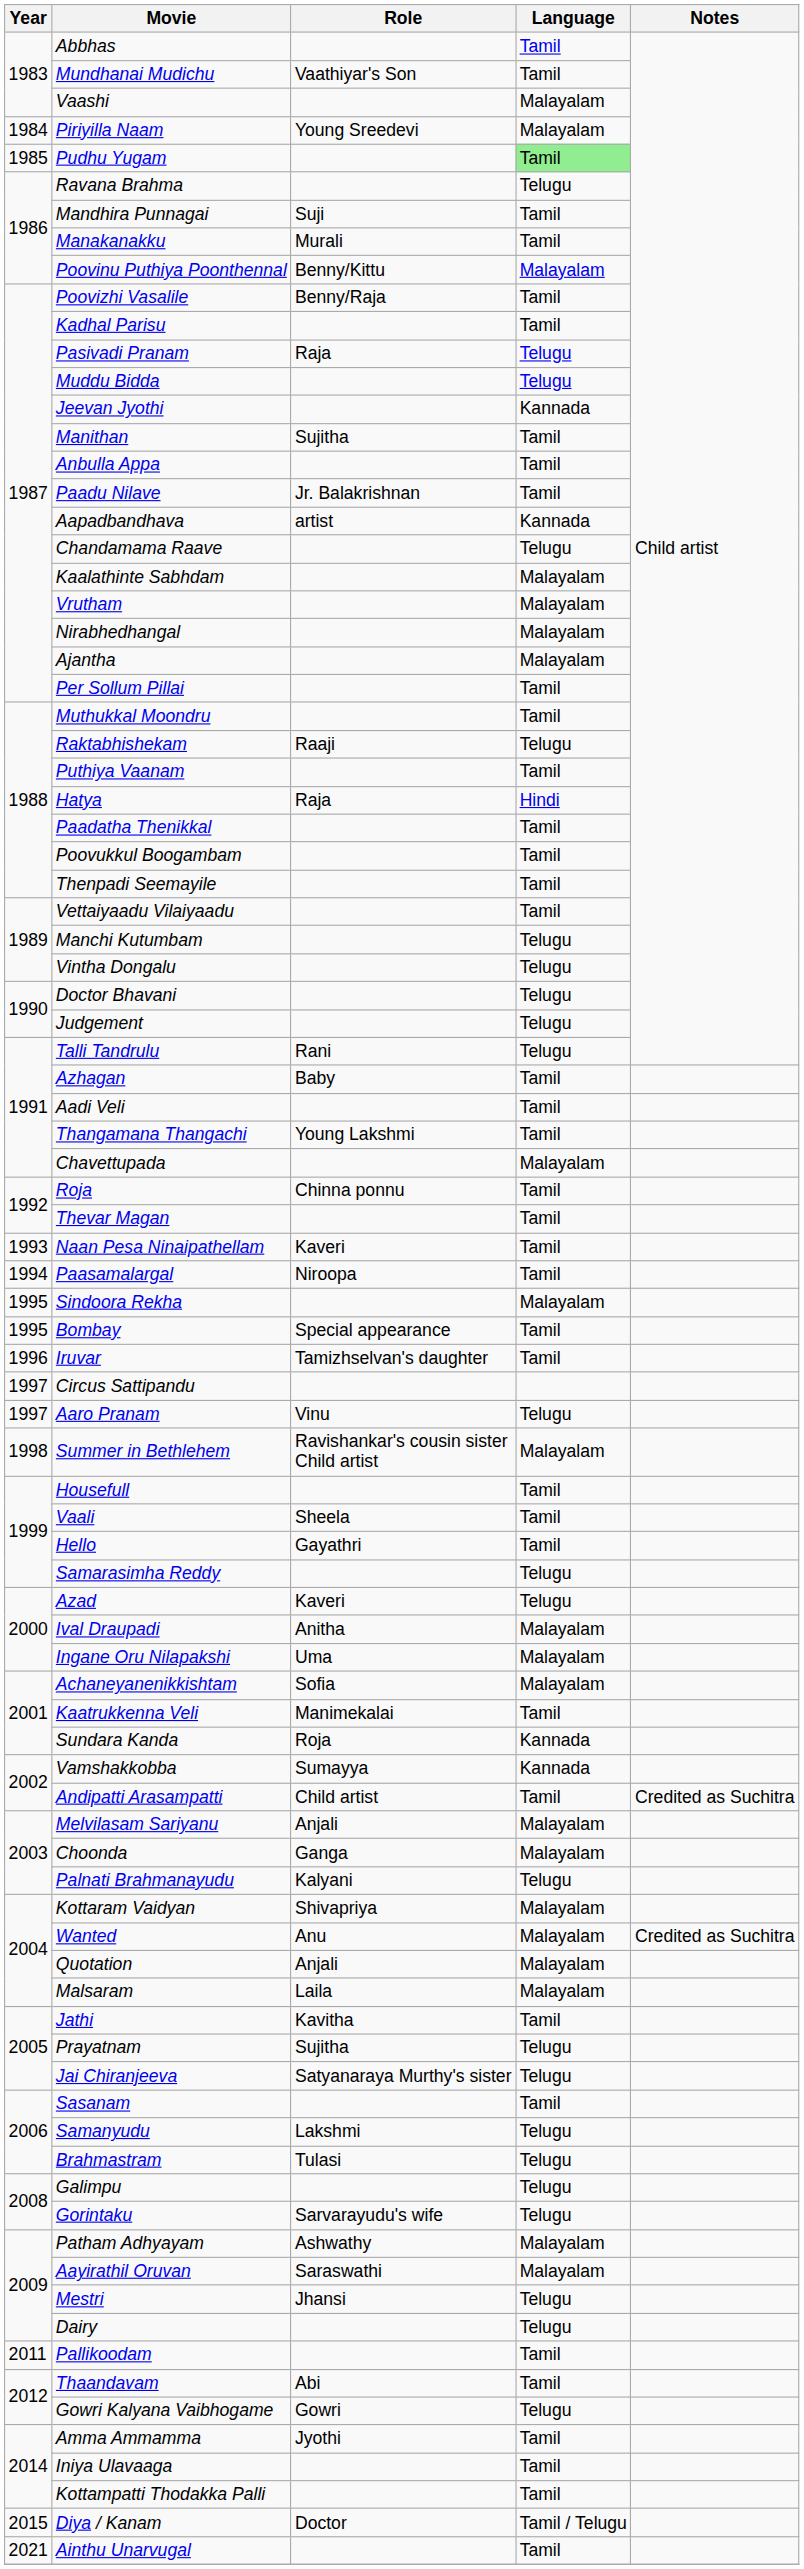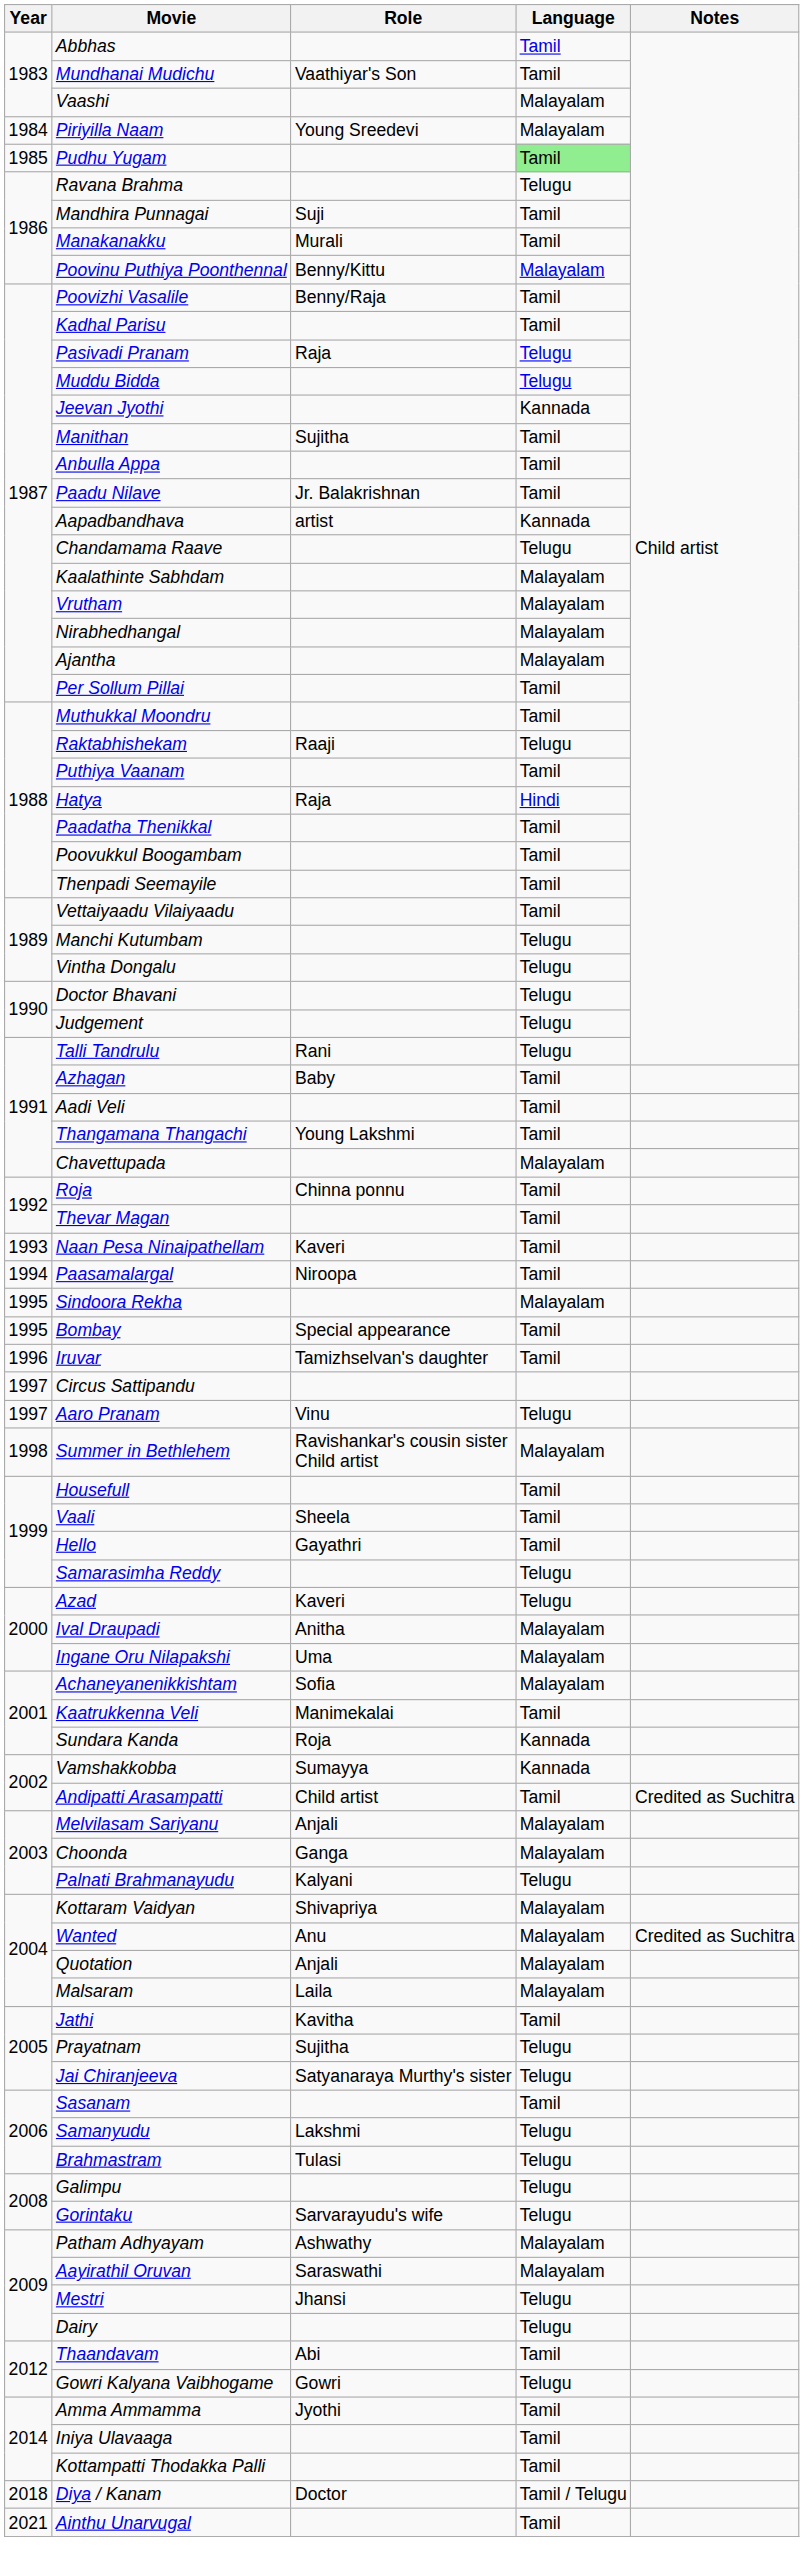- row: (104, 2354)
(28, 2522) 2015 -> (28, 2494) 2018
